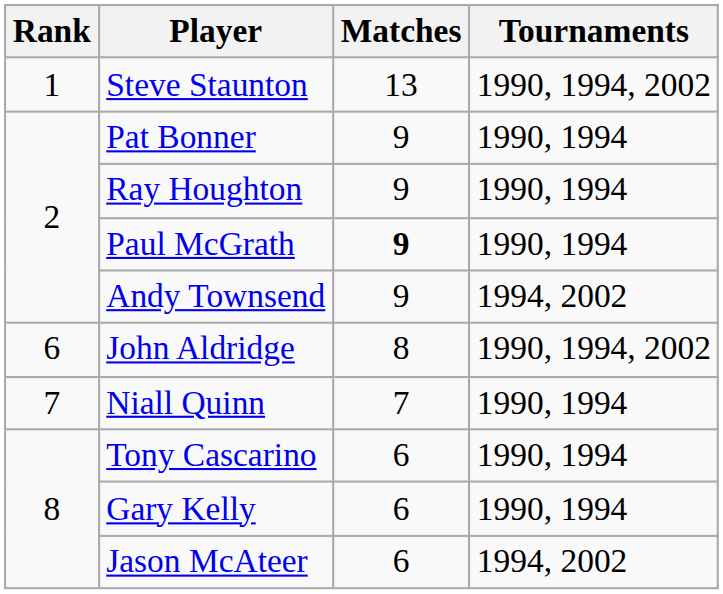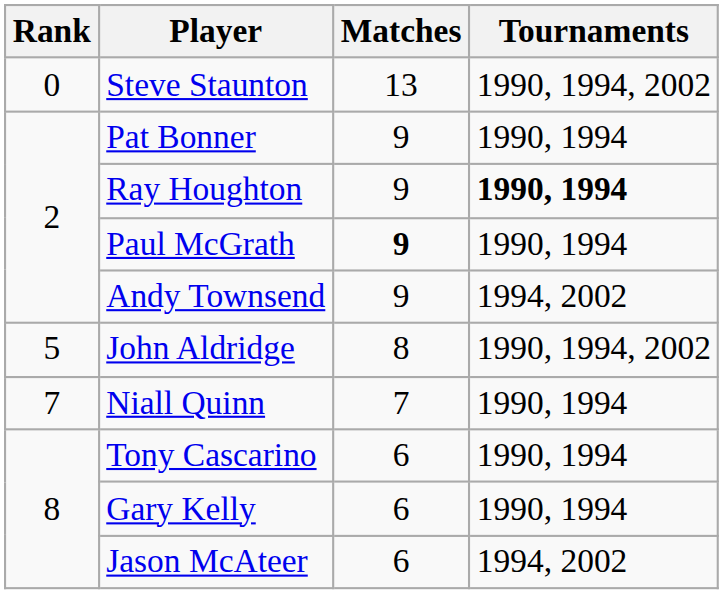(52, 84) 1 -> (52, 84) 0
(552, 190) normal -> (552, 190) bold
(52, 349) 6 -> (52, 349) 5
